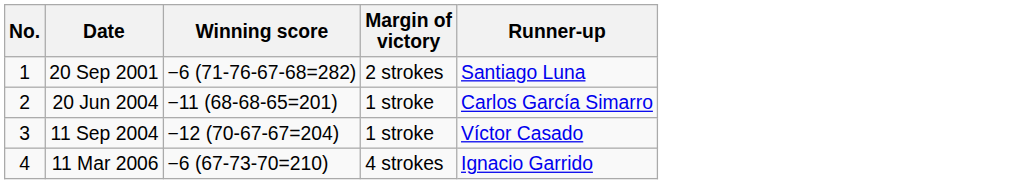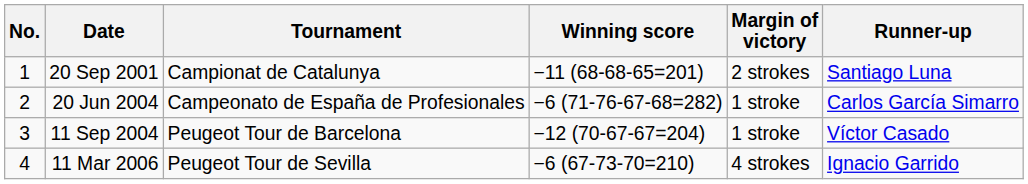+ column: (346, 31)
(262, 72) −6 (71-76-67-68=282) -> (619, 72) −11 (68-68-65=201)
(253, 103) −11 (68-68-65=201) -> (628, 103) −6 (71-76-67-68=282)
